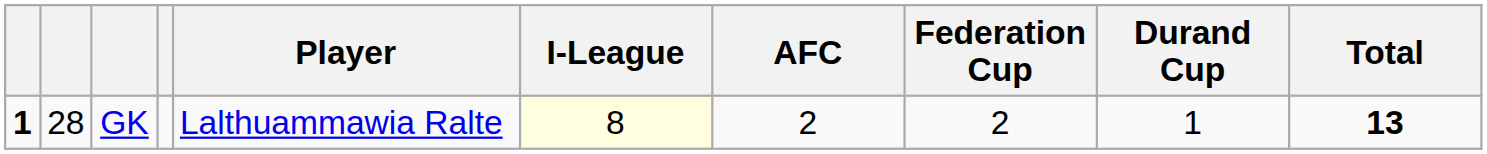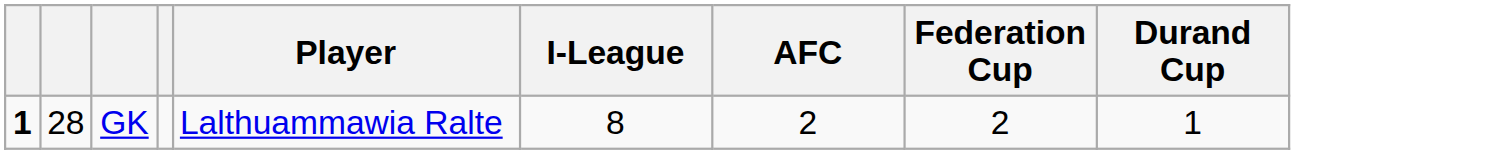- column: (1385, 51)
(615, 123) lightyellow background -> (615, 123) no background
